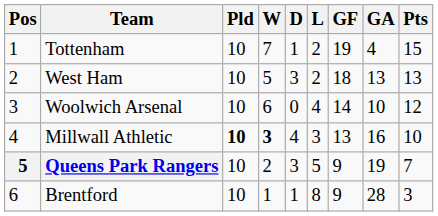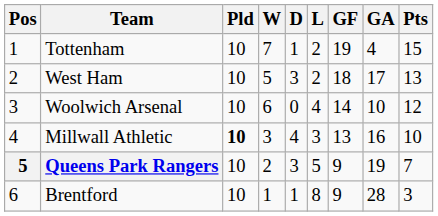(376, 78) 13 -> (376, 78) 17
(267, 136) bold -> (267, 136) normal
